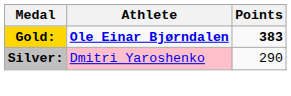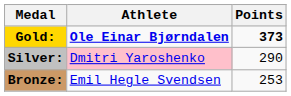(271, 37) 383 -> (271, 37) 373
+ row: (36, 80)
